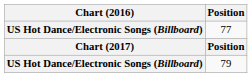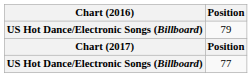rows swapped: (226, 30) <-> (226, 64)
